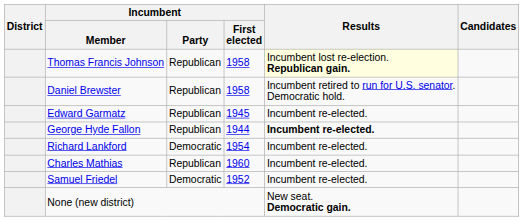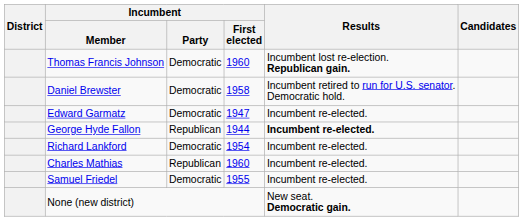(195, 63) Republican -> (195, 63) Democratic
(238, 63) 1958 -> (238, 63) 1960
(328, 63) lightyellow background -> (328, 63) no background
(195, 91) Republican -> (195, 91) Democratic
(195, 113) Republican -> (195, 113) Democratic
(238, 113) 1945 -> (238, 113) 1947
(238, 179) 1952 -> (238, 179) 1955
